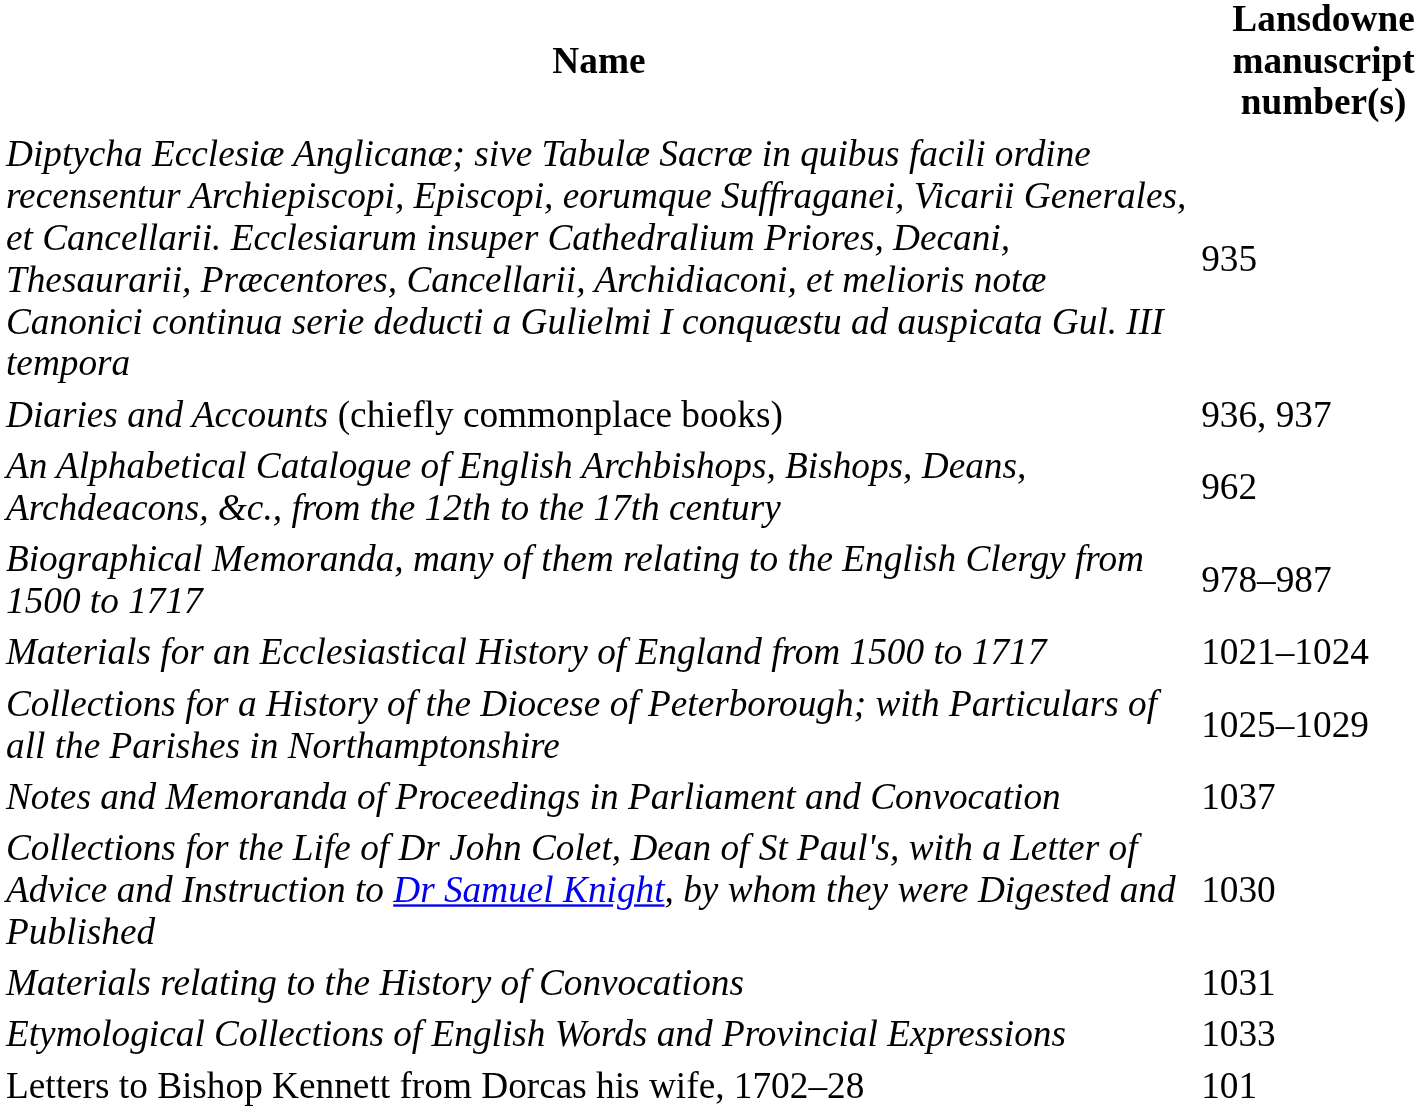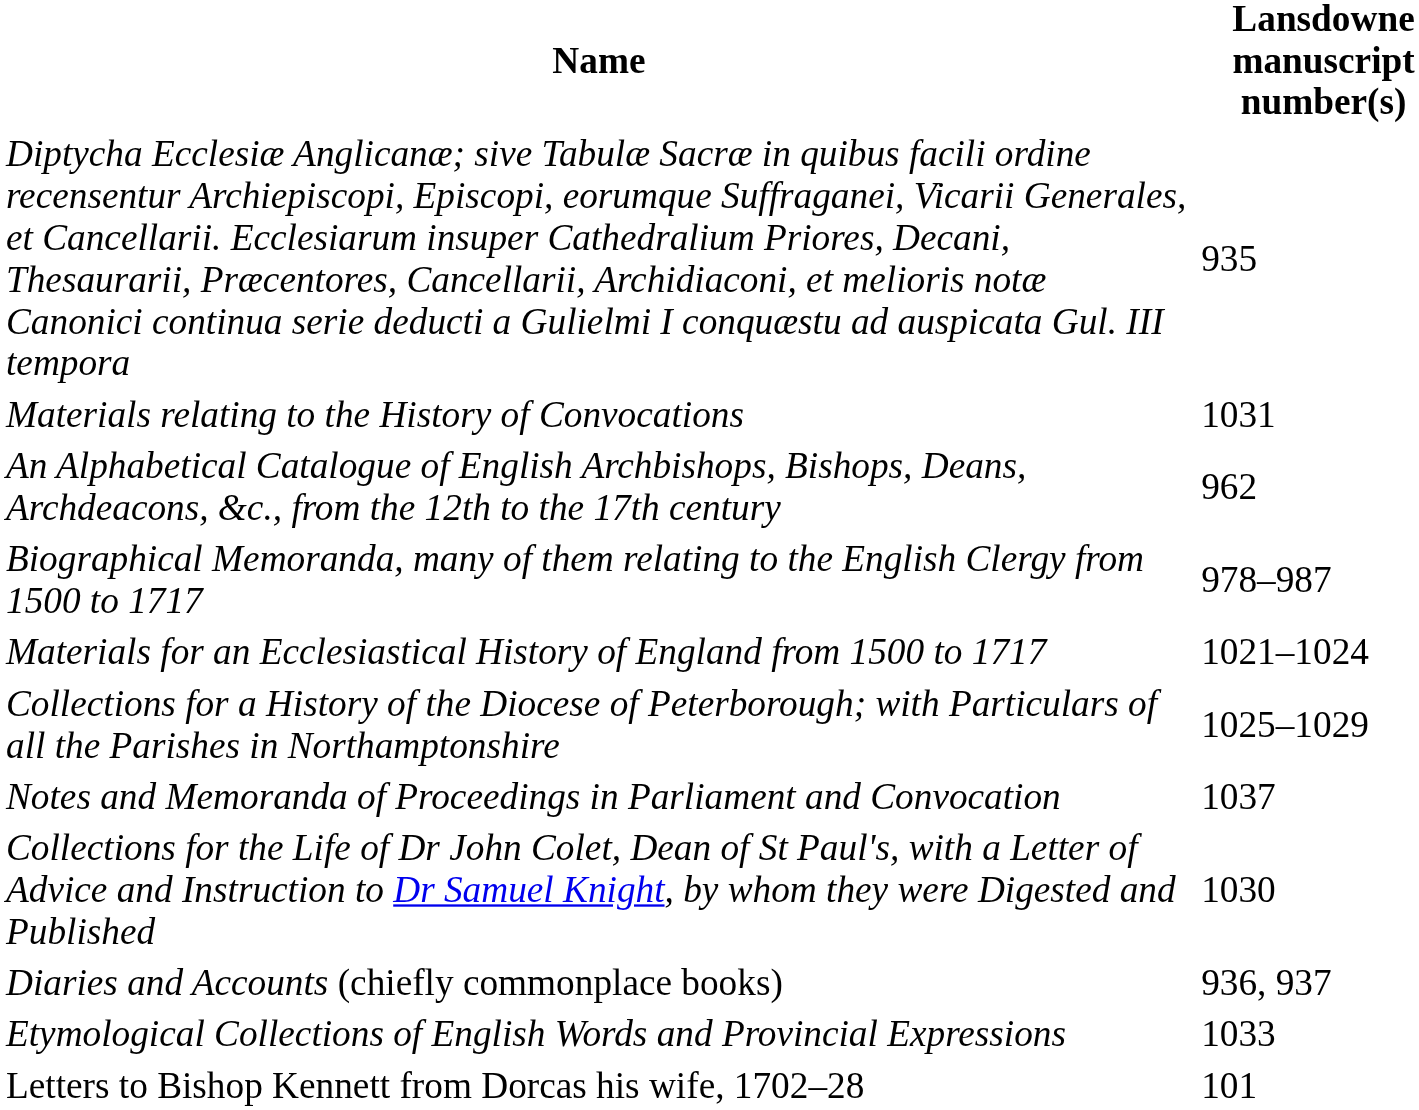rows swapped: (394, 414) <-> (375, 982)
